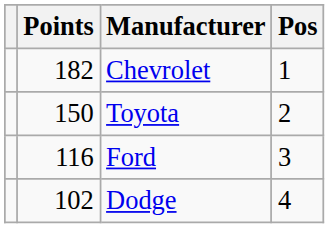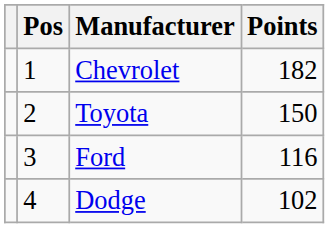columns swapped: (298, 26) <-> (59, 26)
